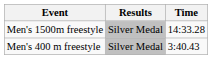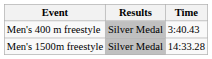rows swapped: (54, 46) <-> (55, 29)
